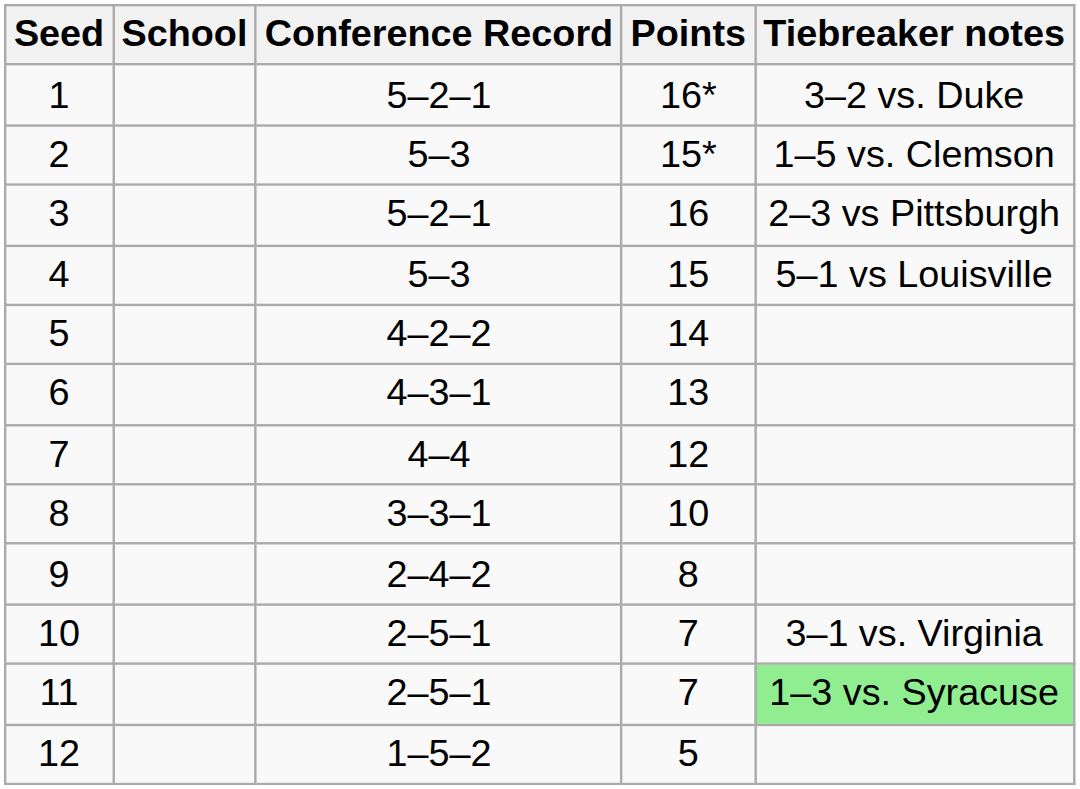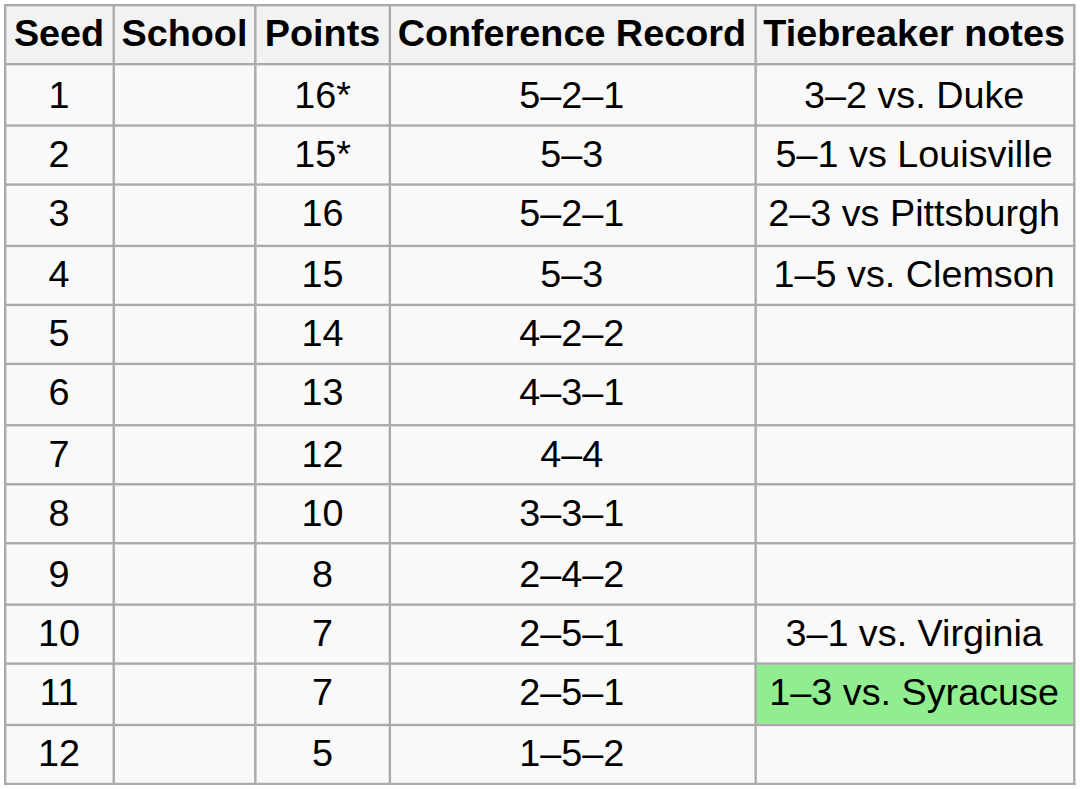columns swapped: (439, 34) <-> (688, 34)
(914, 154) 1–5 vs. Clemson -> (914, 154) 5–1 vs Louisville
(914, 273) 5–1 vs Louisville -> (914, 273) 1–5 vs. Clemson
